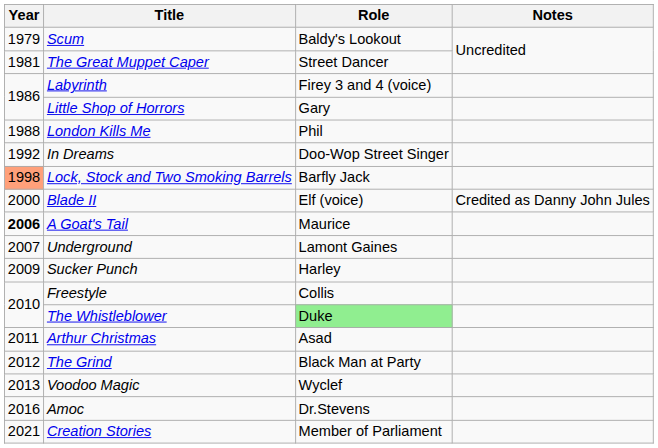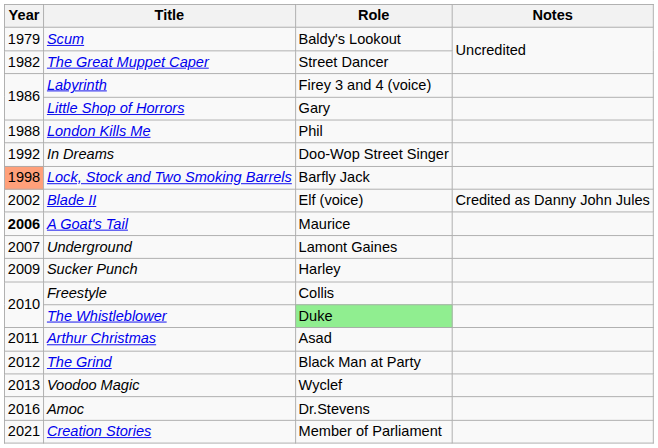(24, 62) 1981 -> (24, 62) 1982
(24, 200) 2000 -> (24, 200) 2002
